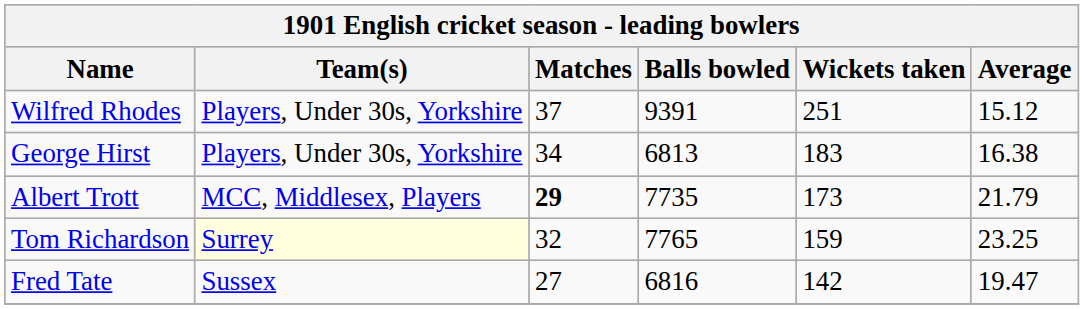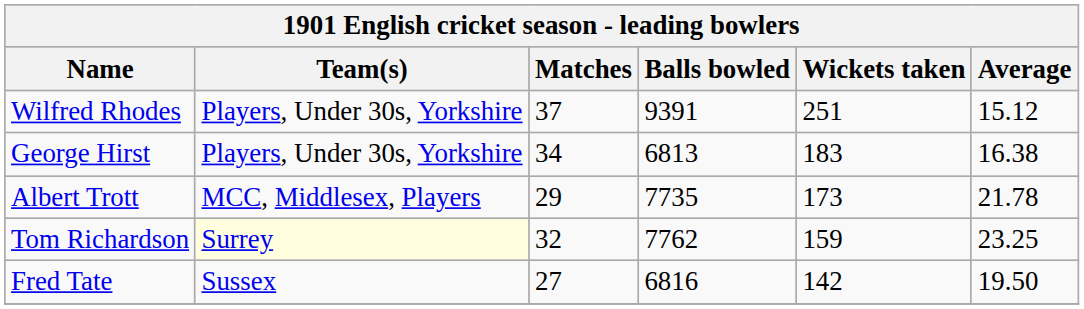(548, 196) bold -> (548, 196) normal
(1008, 196) 21.79 -> (1008, 196) 21.78
(671, 238) 7765 -> (671, 238) 7762
(1008, 281) 19.47 -> (1008, 281) 19.50
